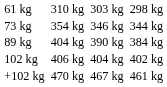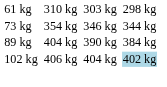(146, 59) no background -> (140, 59) lightblue background
- row: (24, 76)
